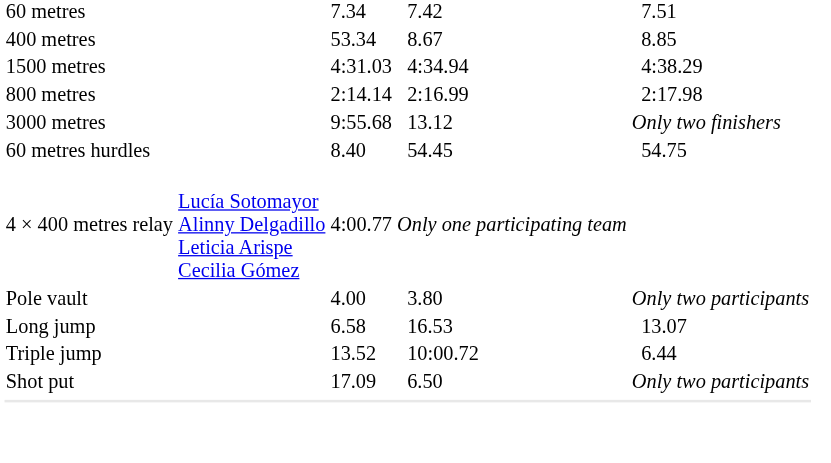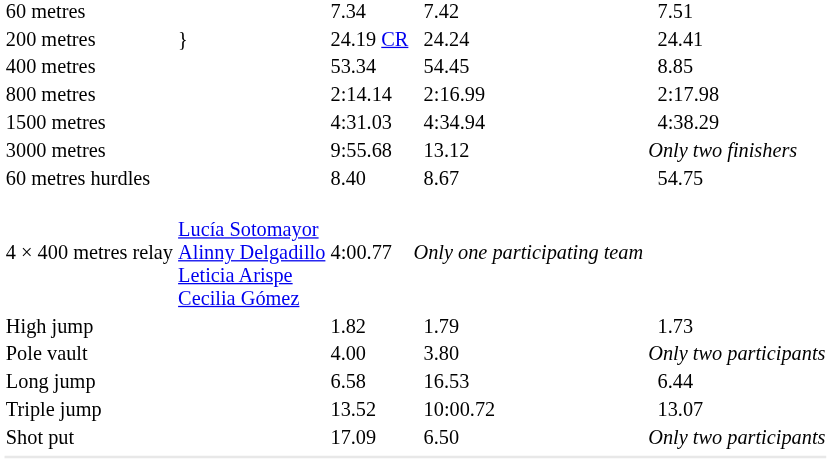+ row: (51, 39)
(425, 39) 8.67 -> (446, 66) 54.45
rows swapped: (51, 94) <-> (56, 66)
(430, 150) 54.45 -> (441, 178) 8.67
+ row: (50, 326)
(664, 326) 13.07 -> (675, 381) 6.44
(659, 354) 6.44 -> (680, 409) 13.07
